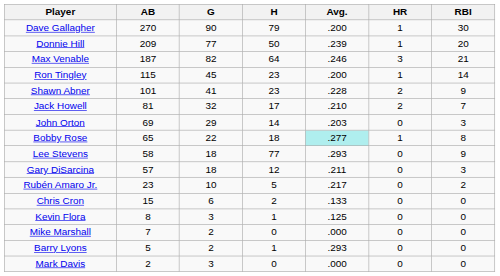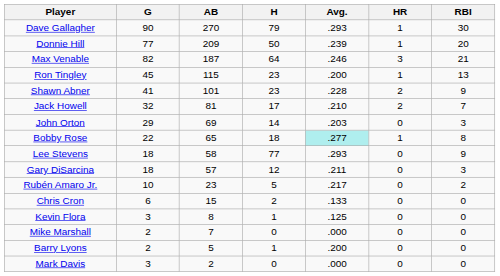columns swapped: (211, 12) <-> (148, 12)
(337, 28) .200 -> (337, 28) .293
(463, 75) 14 -> (463, 75) 13
(337, 248) .293 -> (337, 248) .200
